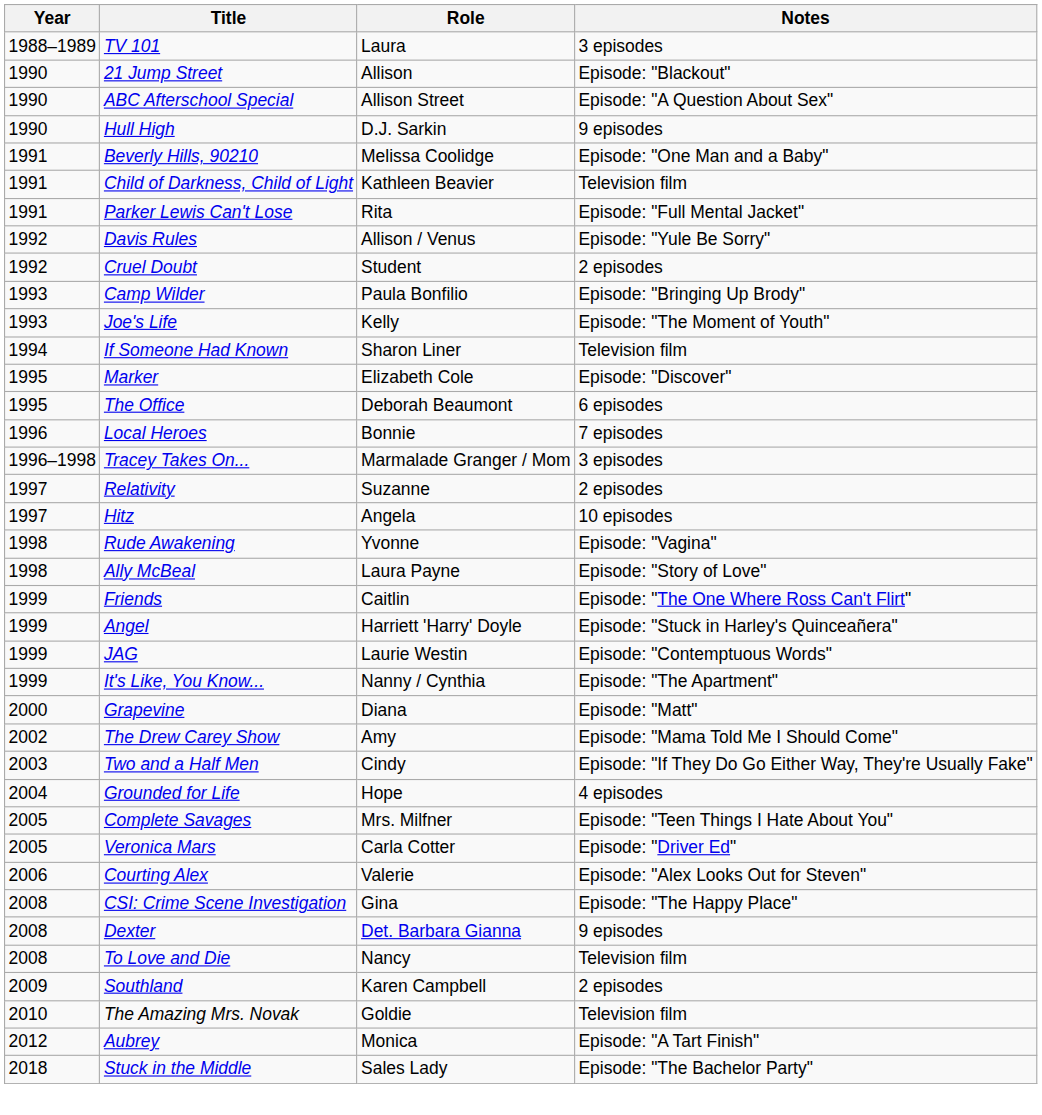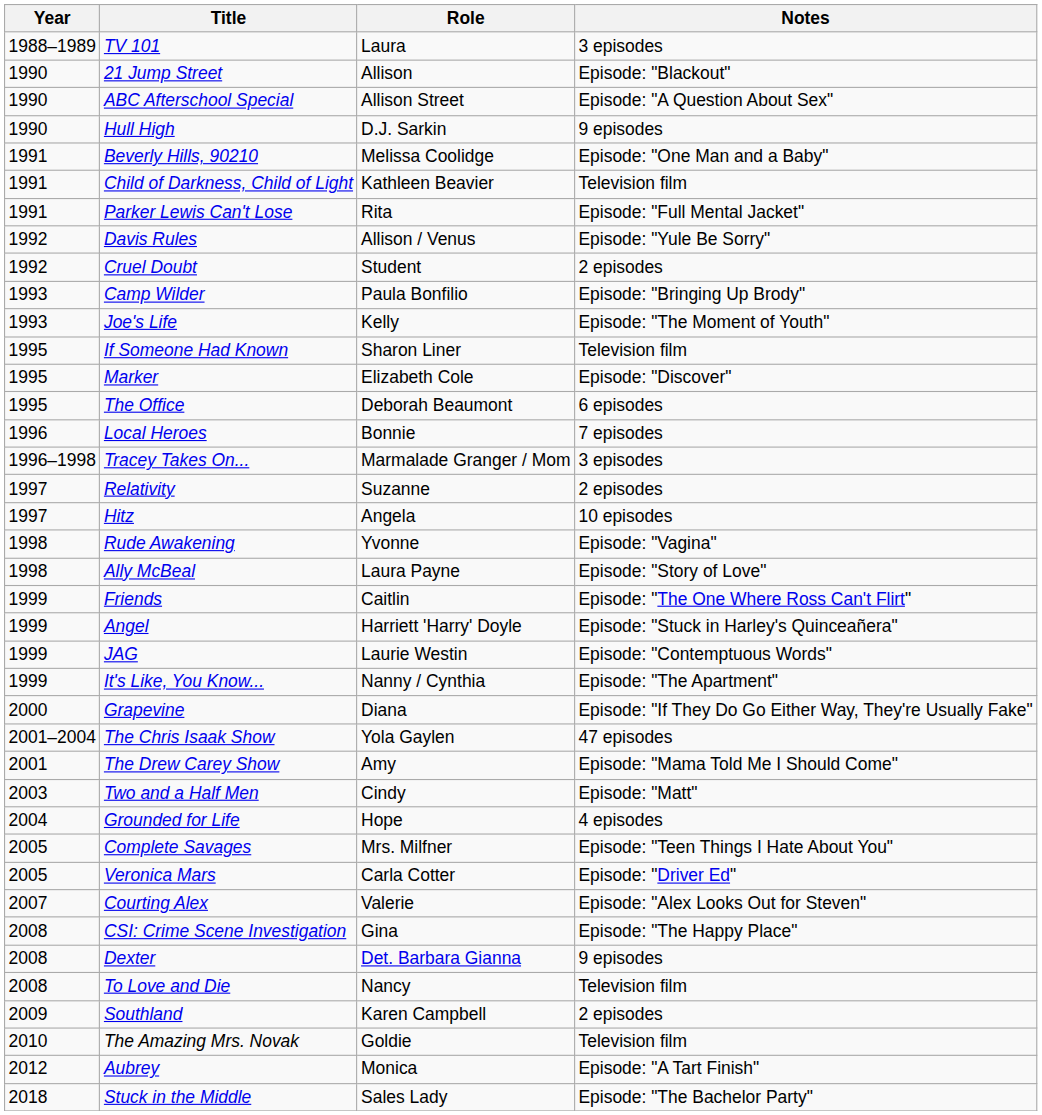(28, 350) 1994 -> (28, 350) 1995
(638, 709) Episode: "Matt" -> (806, 709) Episode: "If They Do Go Either Way, They're Usually Fake"
+ row: (189, 737)
(28, 737) 2002 -> (28, 765) 2001
(806, 765) Episode: "If They Do Go Either Way, They're Usually Fake" -> (638, 792) Episode: "Matt"
(28, 875) 2006 -> (28, 903) 2007
